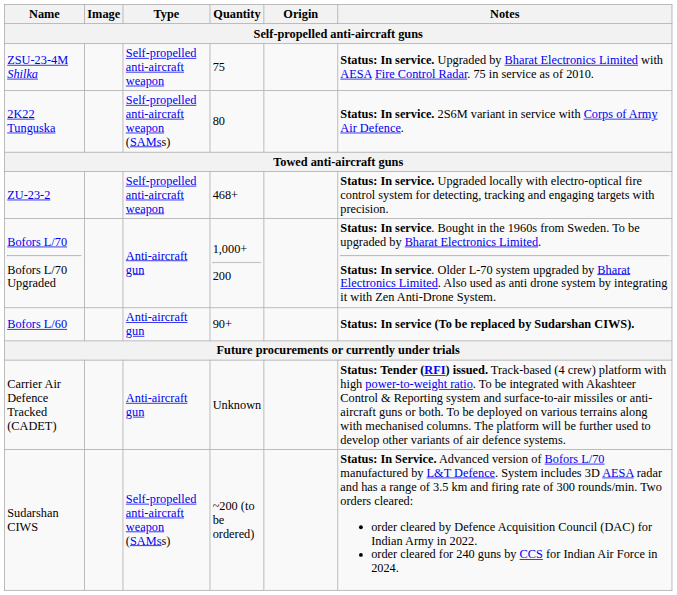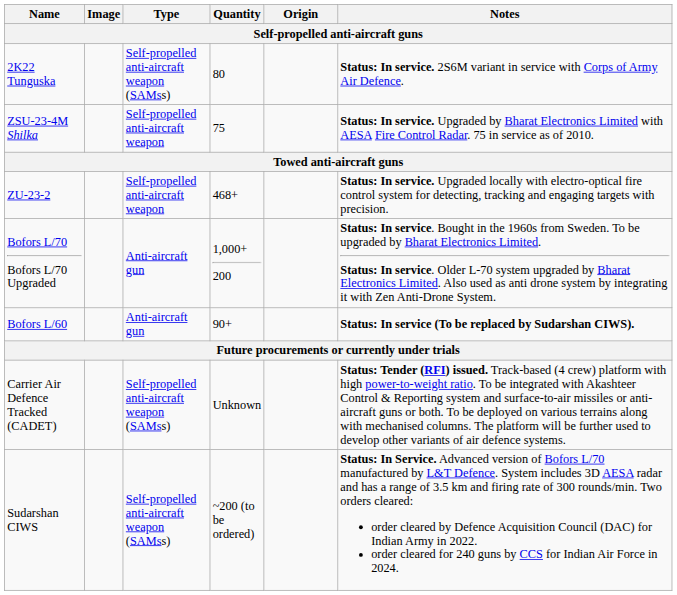rows swapped: (38, 67) <-> (31, 121)
(157, 404) Anti-aircraft gun -> (161, 404) Self-propelled anti-aircraft weapon (SAMss)
